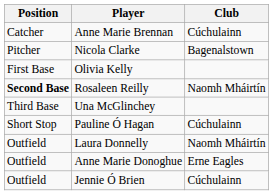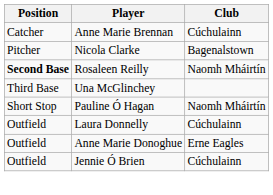- row: (103, 69)
(214, 124) Cúchulainn -> (227, 106) Naomh Mháirtín
(227, 143) Naomh Mháirtín -> (214, 124) Cúchulainn
